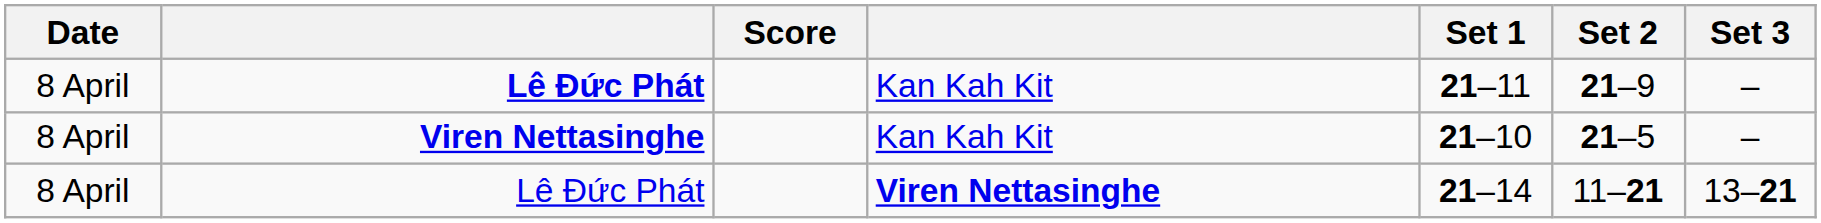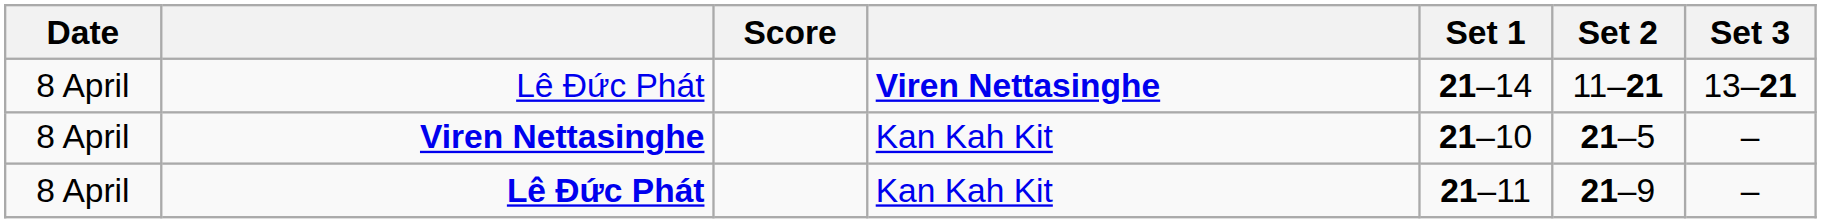rows swapped: (606, 85) <-> (610, 191)
